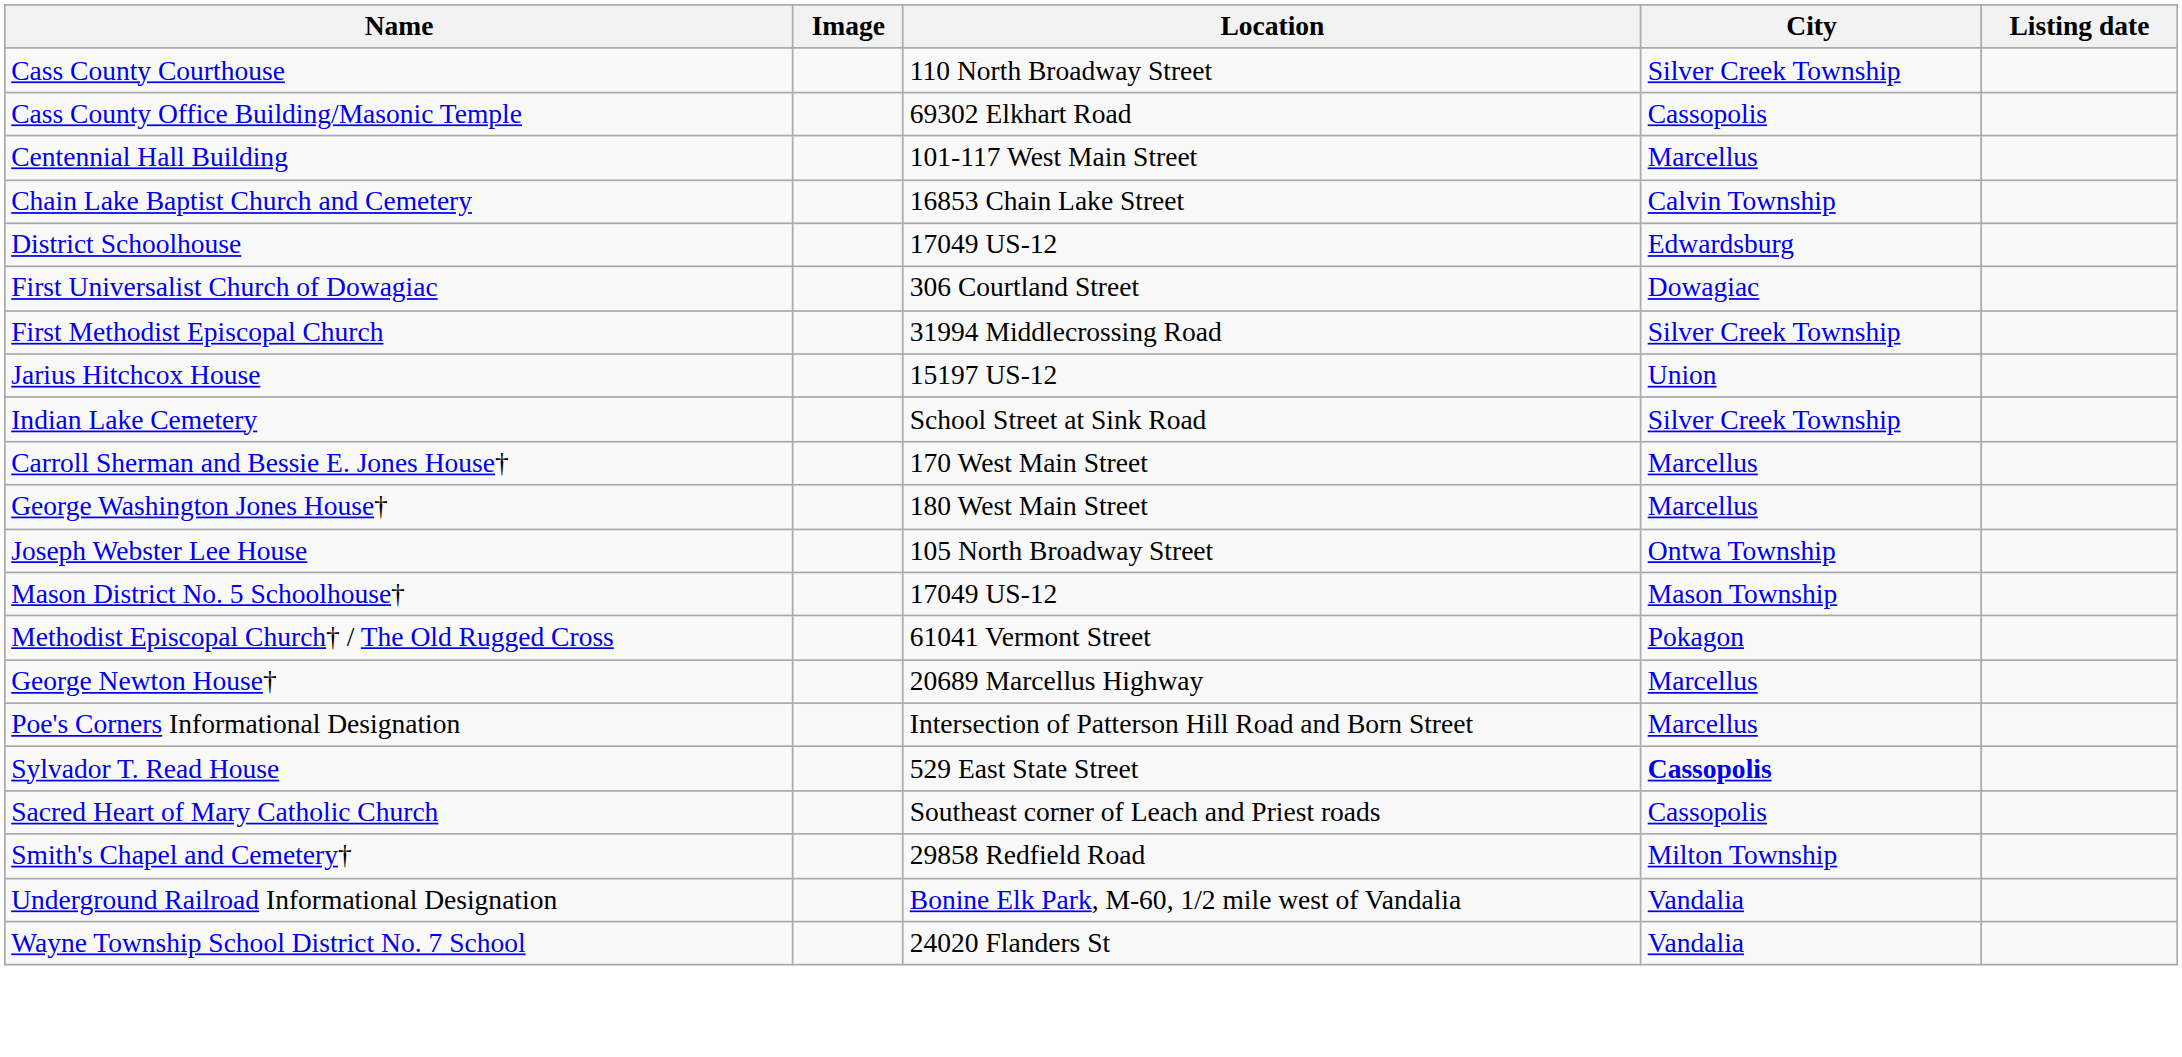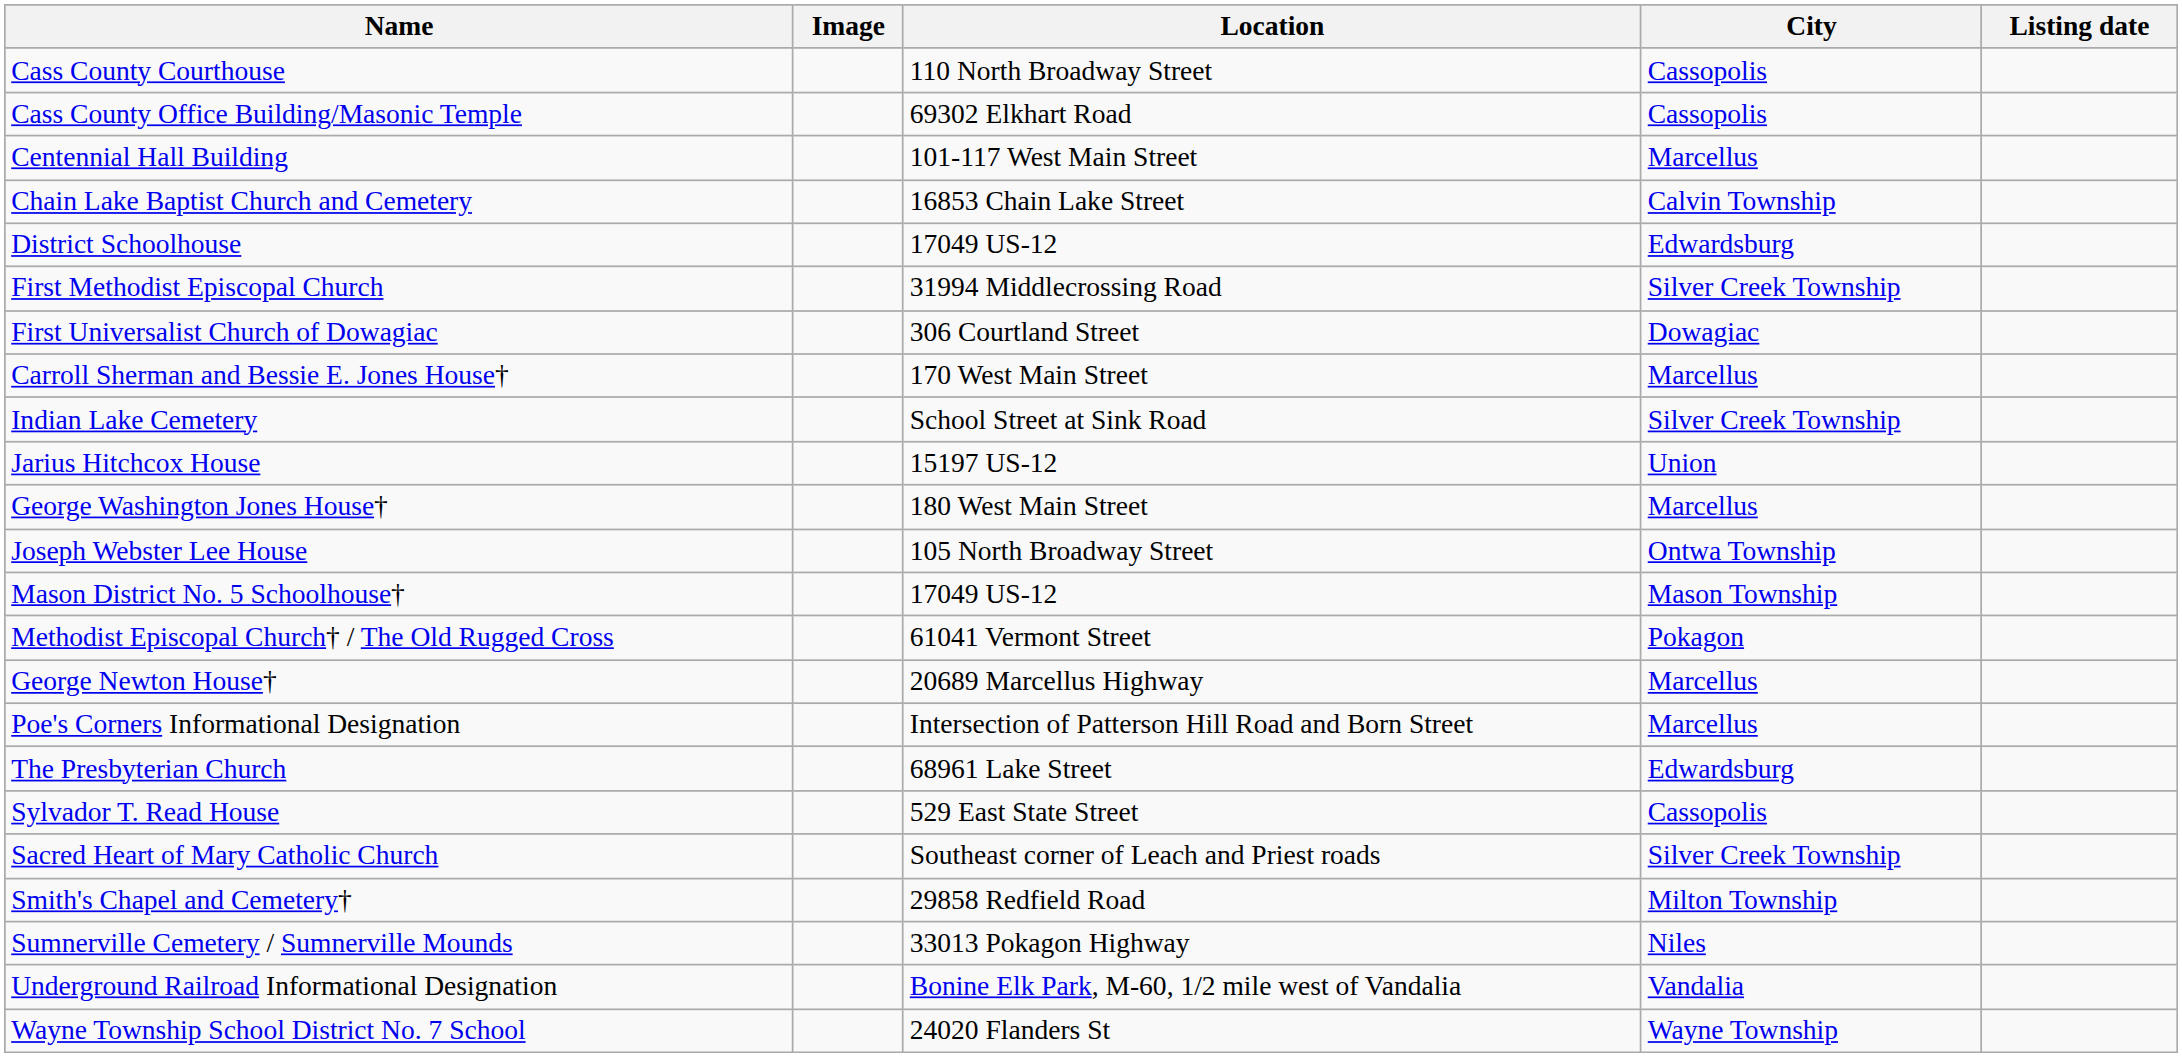(1774, 69) Silver Creek Township -> (1707, 69) Cassopolis
rows swapped: (197, 331) <-> (224, 288)
rows swapped: (136, 375) <-> (260, 462)
+ row: (149, 768)
(1710, 768) bold -> (1707, 811) normal
(1707, 811) Cassopolis -> (1774, 855) Silver Creek Township
+ row: (262, 942)
(1696, 942) Vandalia -> (1743, 1030) Wayne Township
